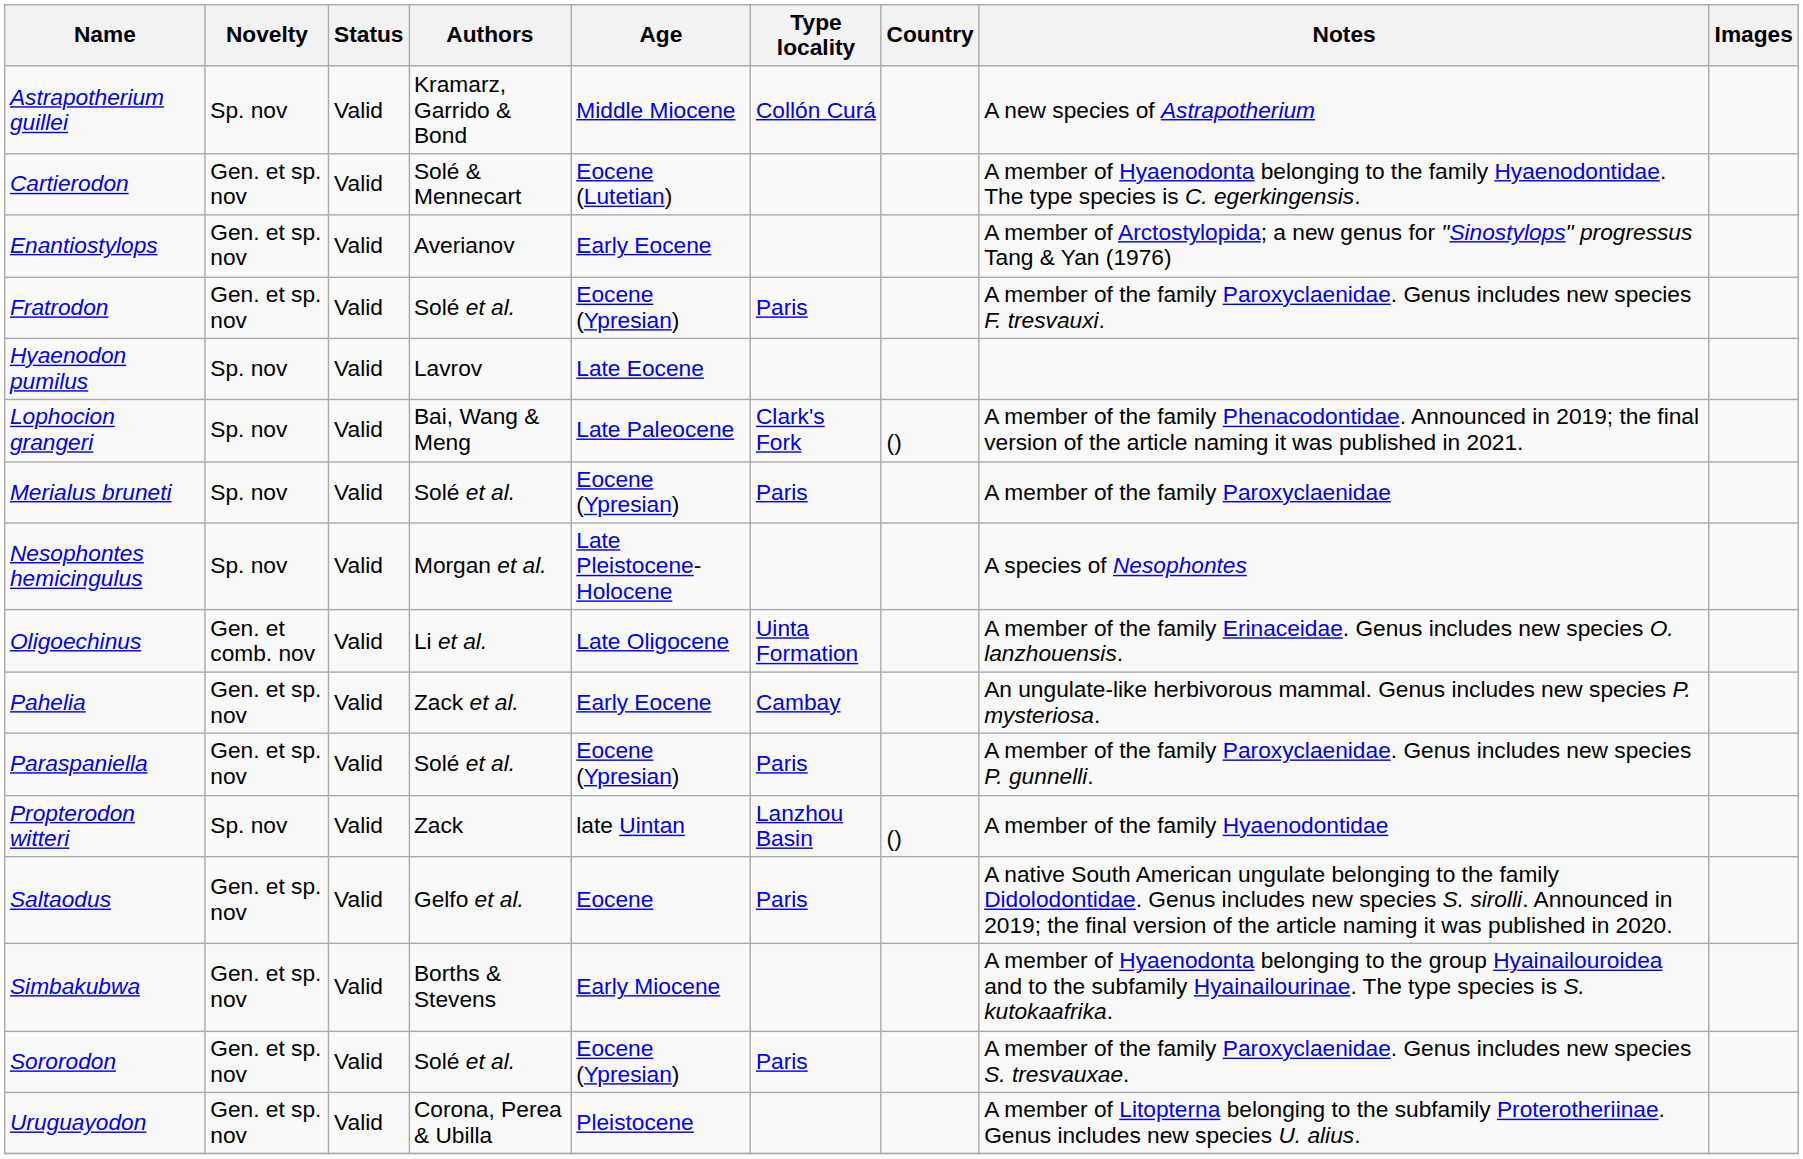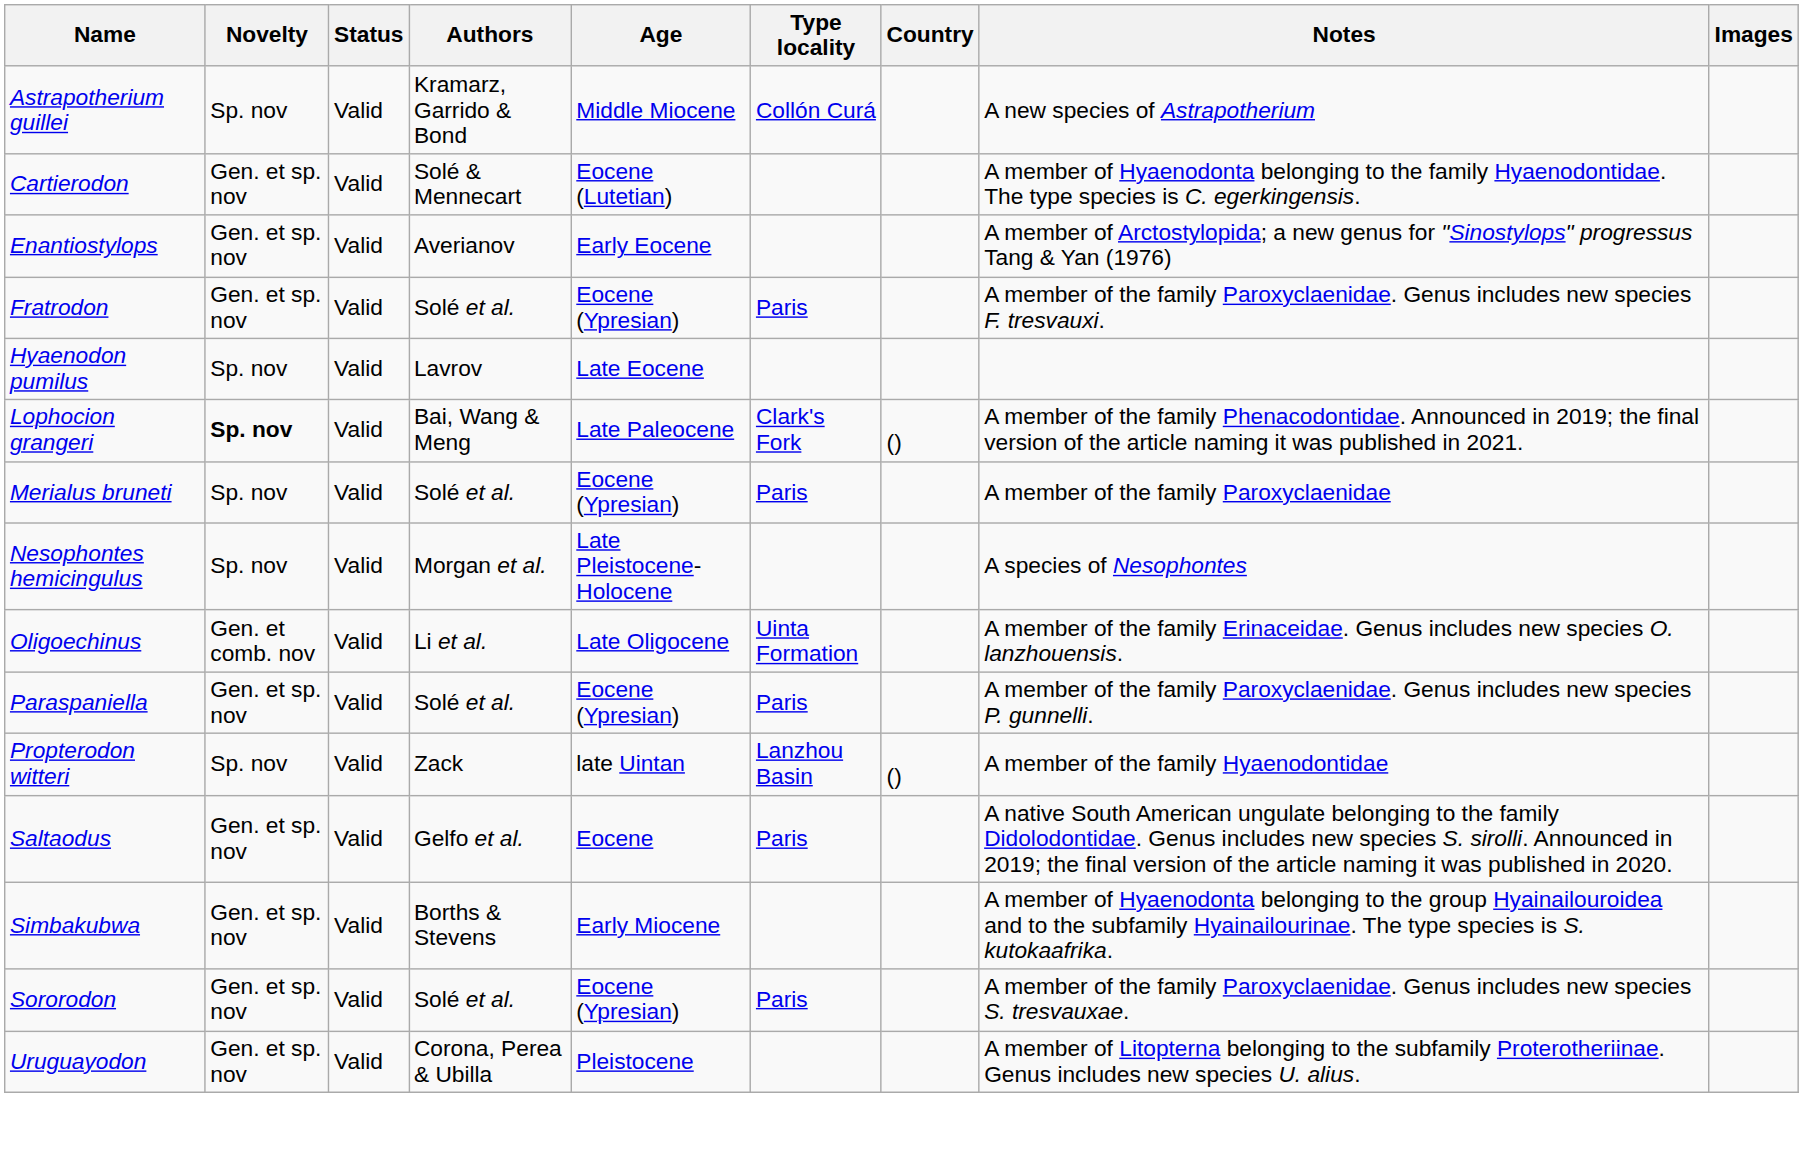(249, 430) normal -> (251, 430) bold
- row: (48, 702)
